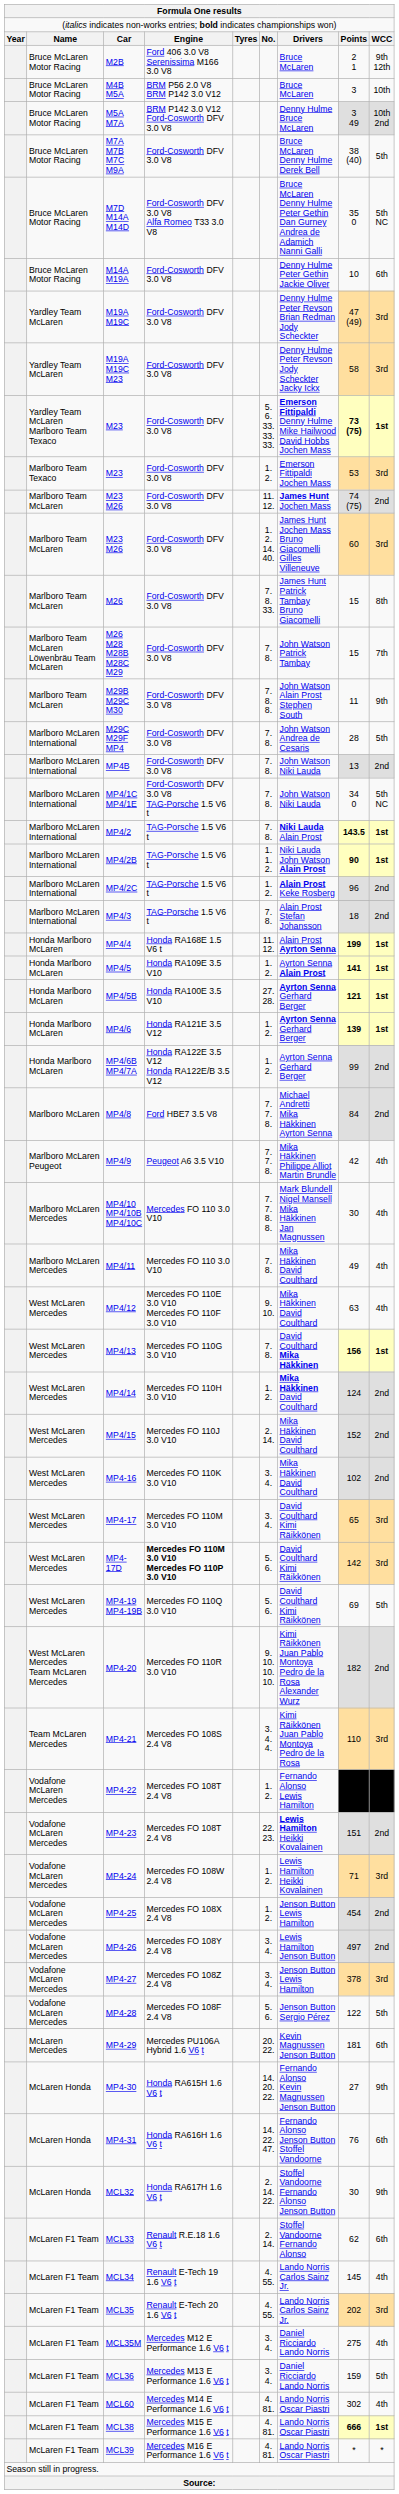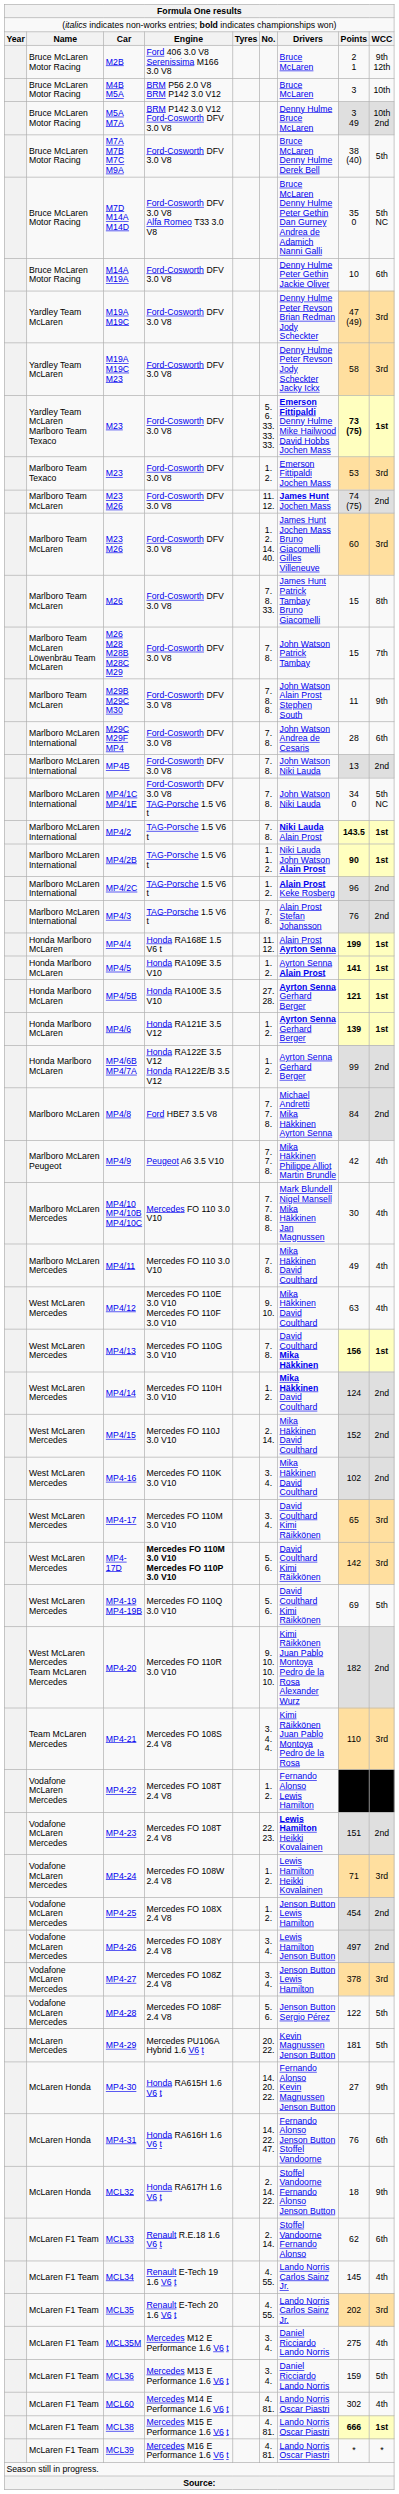(382, 738) 5th -> (382, 738) 6th
(354, 916) 18 -> (354, 916) 76
(382, 2045) 6th -> (382, 2045) 5th
(354, 2192) 30 -> (354, 2192) 18
